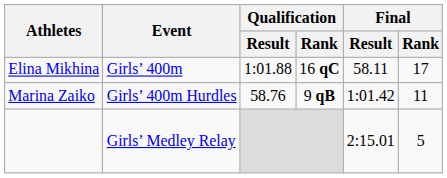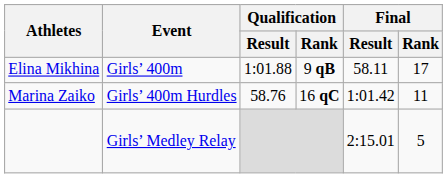(319, 70) 16 qC -> (319, 70) 9 qB
(319, 96) 9 qB -> (319, 96) 16 qC
